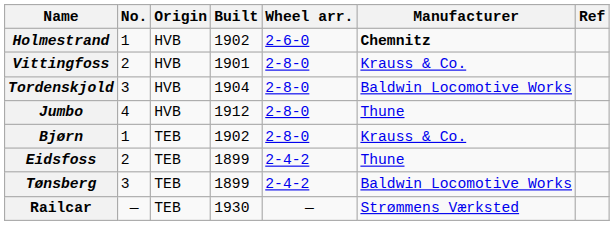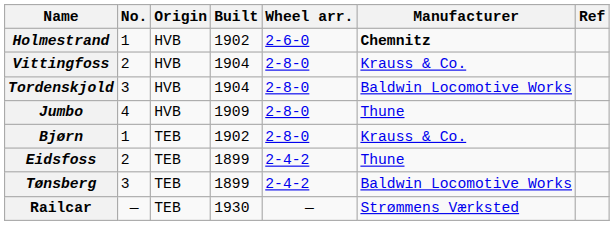(232, 64) 1901 -> (232, 64) 1904
(232, 112) 1912 -> (232, 112) 1909
